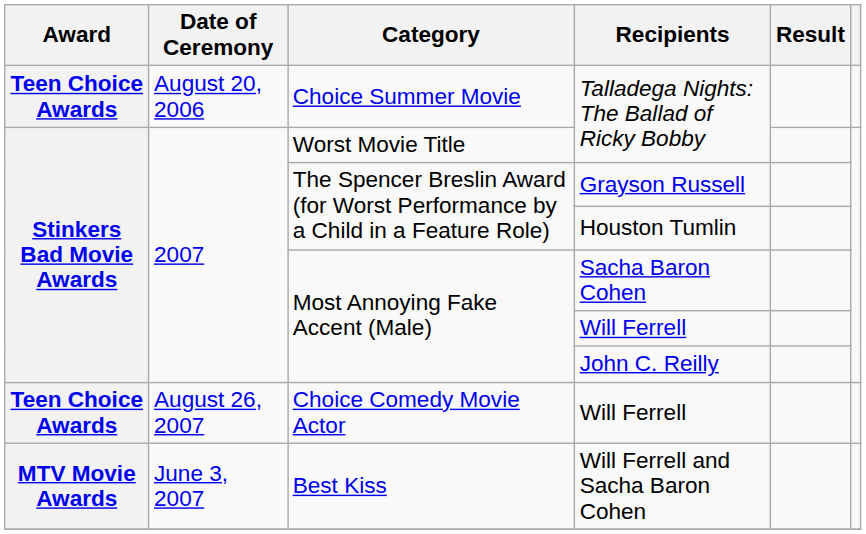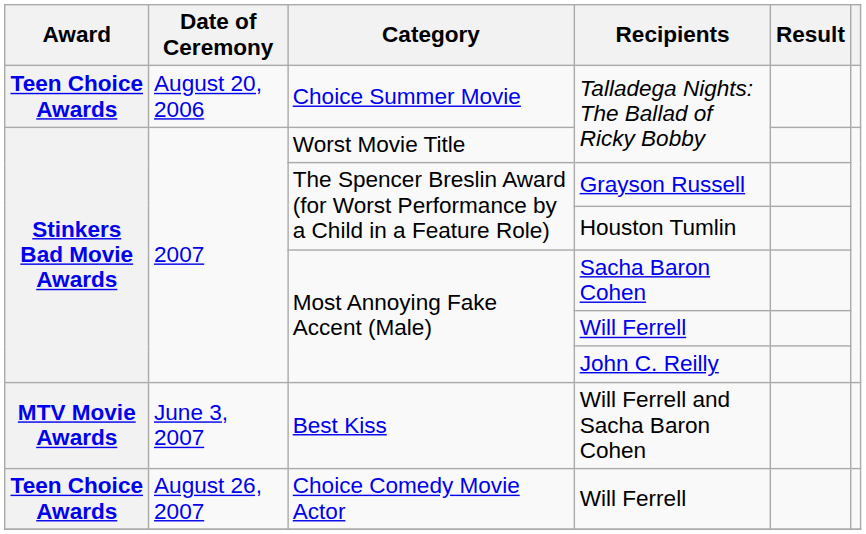rows swapped: (340, 486) <-> (406, 412)
